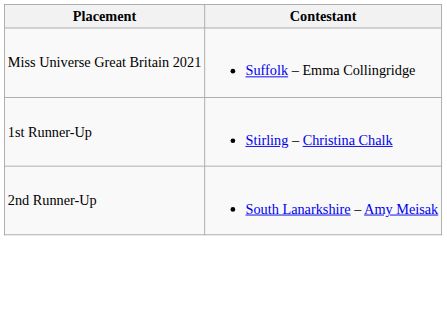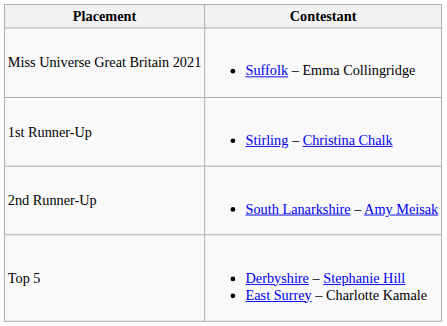+ row: (24, 278)
